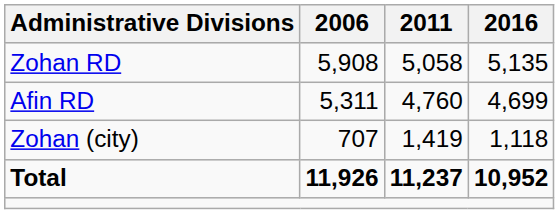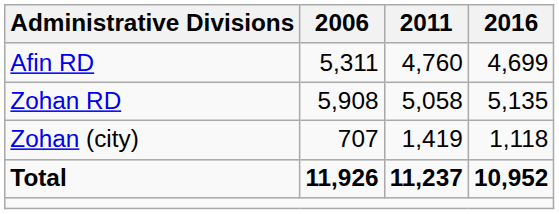rows swapped: (52, 100) <-> (66, 62)
